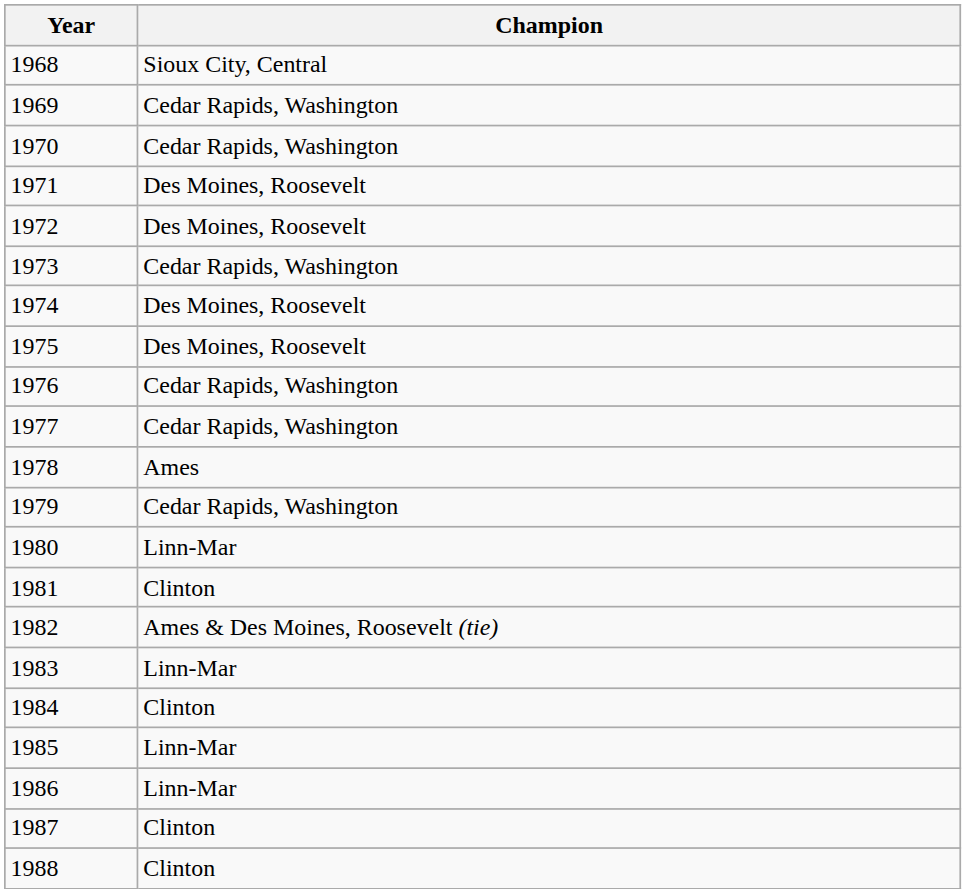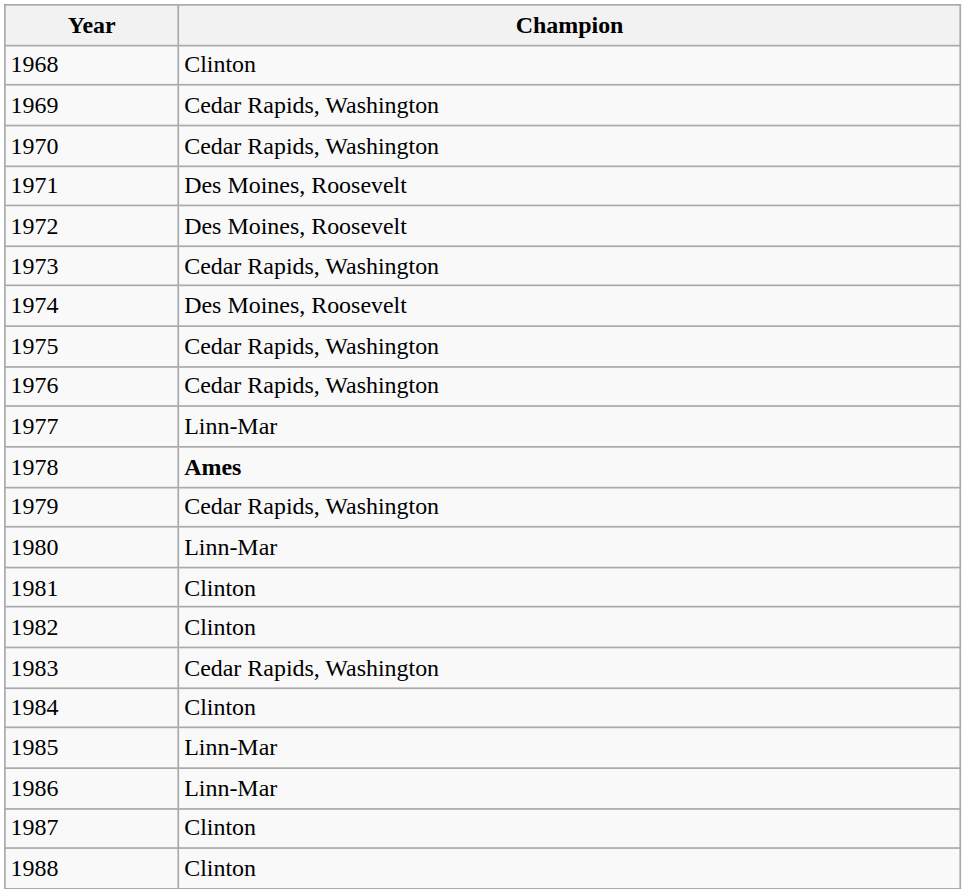(235, 64) Sioux City, Central -> (220, 64) Clinton
(255, 345) Des Moines, Roosevelt -> (312, 345) Cedar Rapids, Washington
(271, 426) Cedar Rapids, Washington -> (231, 426) Linn-Mar
(171, 466) normal -> (213, 466) bold
(321, 627) Ames & Des Moines, Roosevelt (tie) -> (220, 627) Clinton
(190, 667) Linn-Mar -> (312, 667) Cedar Rapids, Washington
